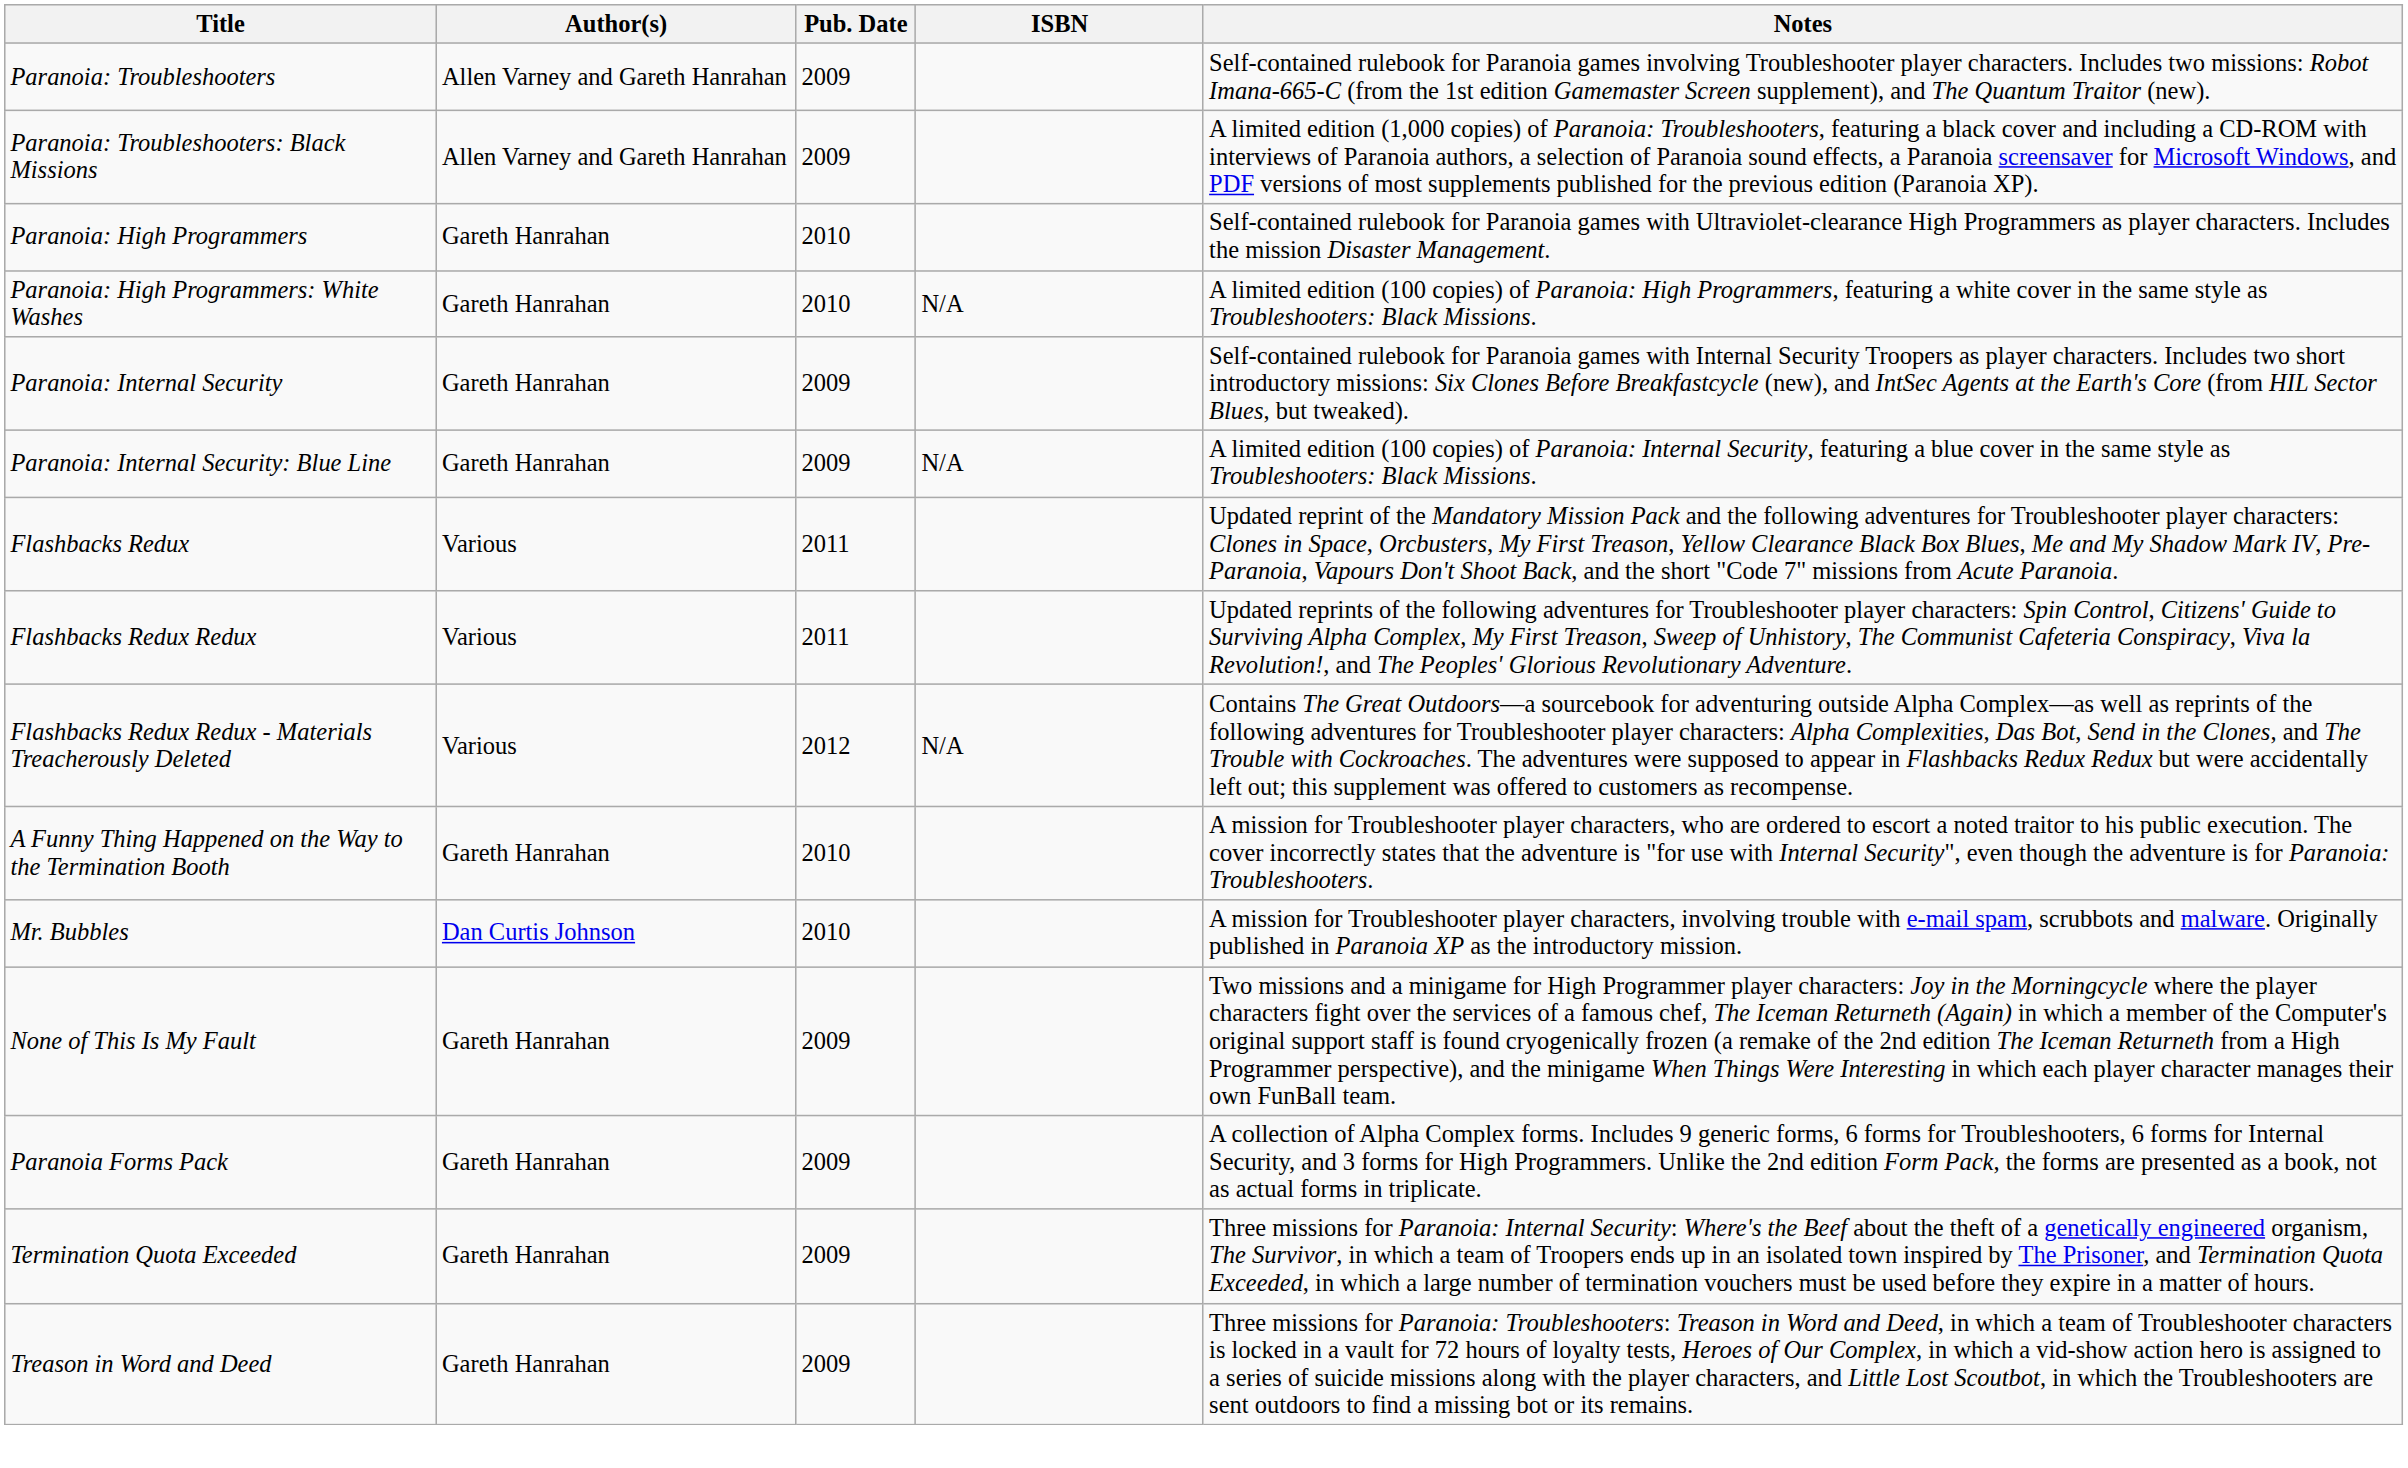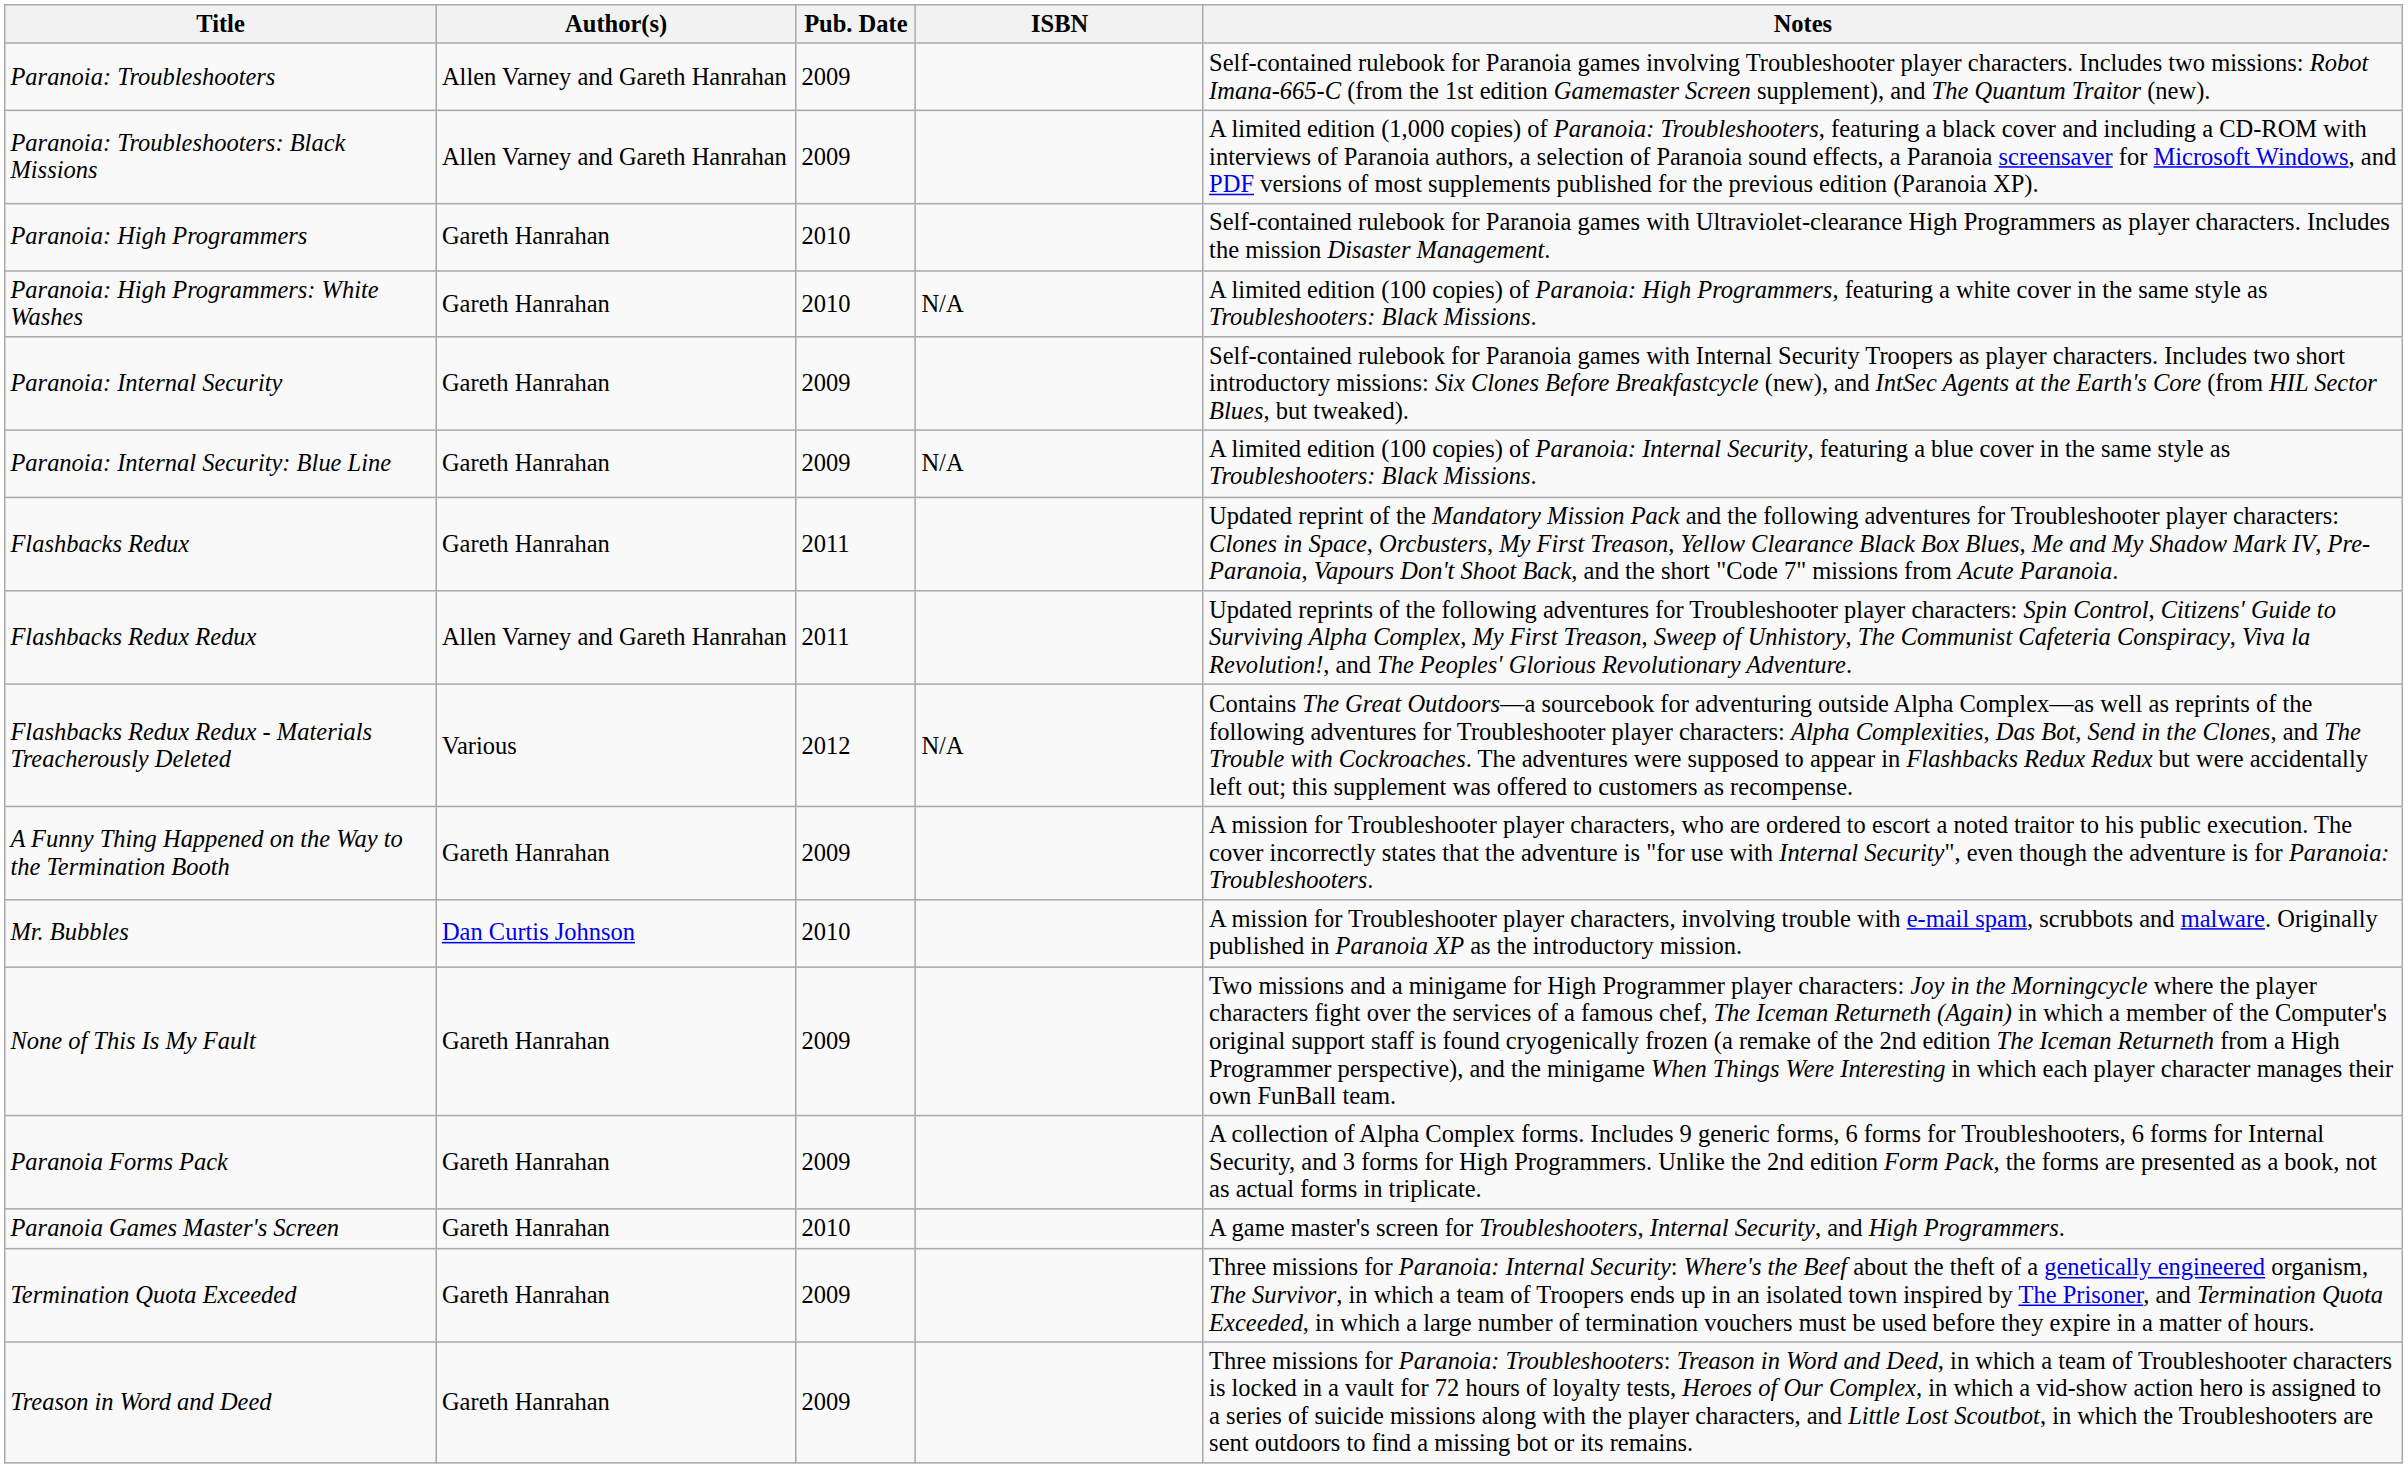(479, 543) Various -> (526, 543) Gareth Hanrahan
(479, 637) Various -> (614, 637) Allen Varney and Gareth Hanrahan
(826, 852) 2010 -> (826, 852) 2009
+ row: (175, 1228)
